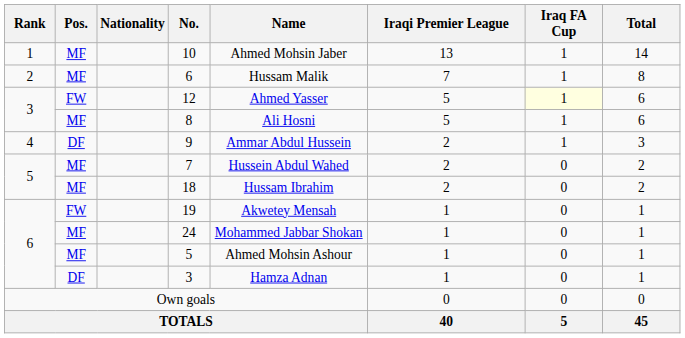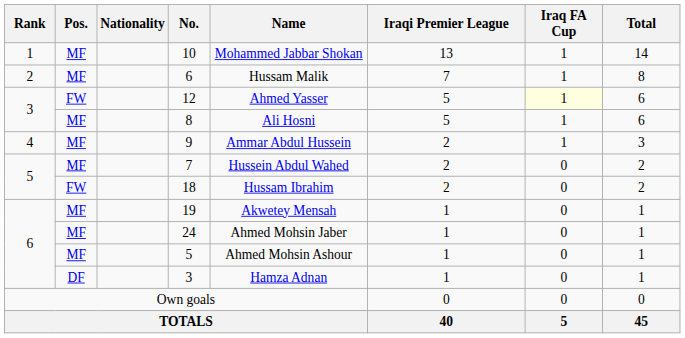(289, 54) Ahmed Mohsin Jaber -> (289, 54) Mohammed Jabbar Shokan
(76, 143) DF -> (76, 143) MF
(76, 187) MF -> (76, 187) FW
(76, 210) FW -> (76, 210) MF
(289, 232) Mohammed Jabbar Shokan -> (289, 232) Ahmed Mohsin Jaber
